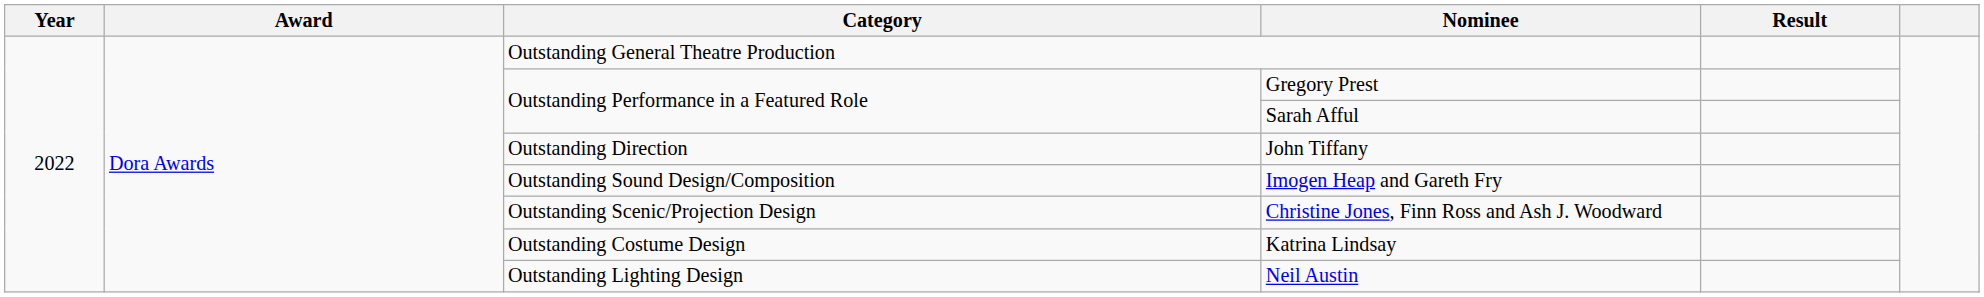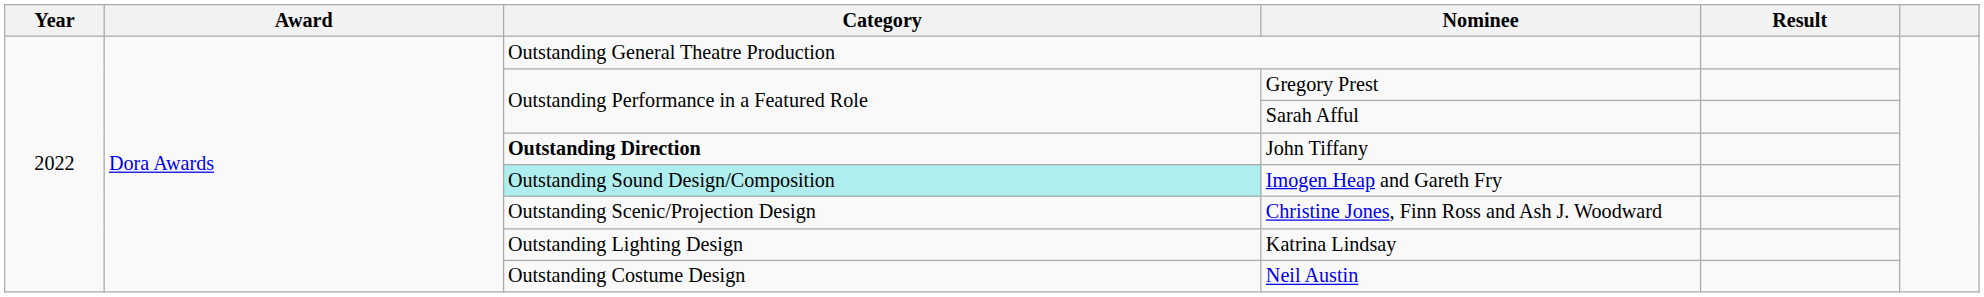(598, 148) normal -> (604, 148) bold
(671, 180) no background -> (671, 180) paleturquoise background
(627, 244) Outstanding Costume Design -> (625, 244) Outstanding Lighting Design
(625, 276) Outstanding Lighting Design -> (627, 276) Outstanding Costume Design
